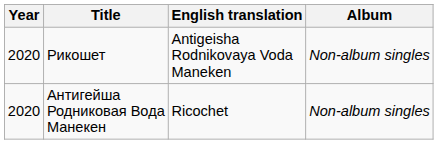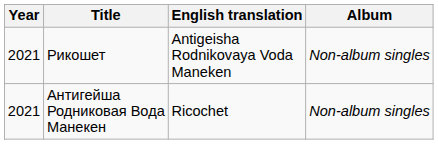(24, 55) 2020 -> (24, 55) 2021
(24, 111) 2020 -> (24, 111) 2021
